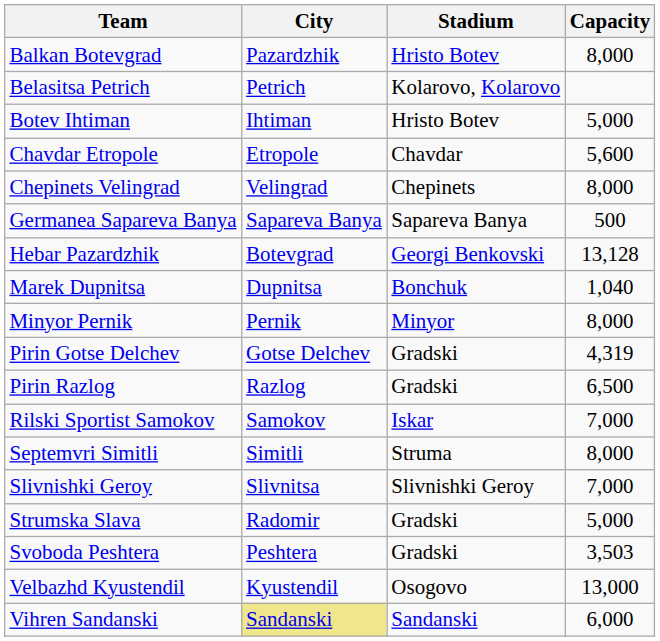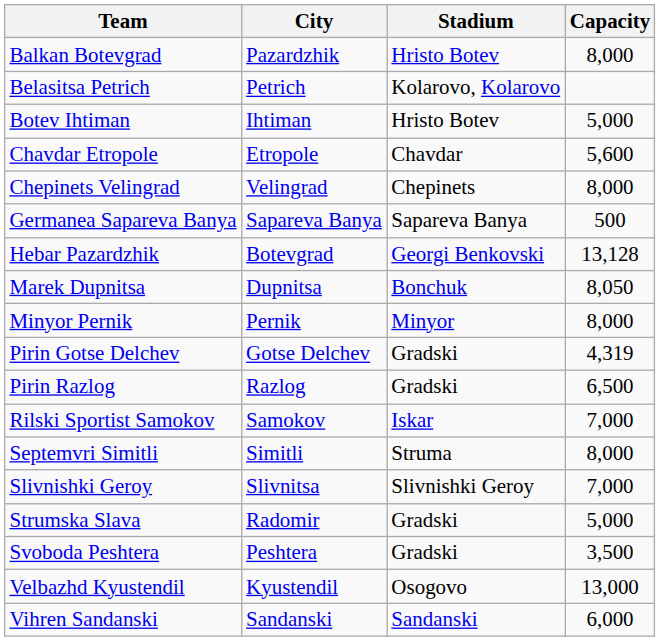(610, 287) 1,040 -> (610, 287) 8,050
(610, 552) 3,503 -> (610, 552) 3,500
(289, 619) khaki background -> (289, 619) no background
